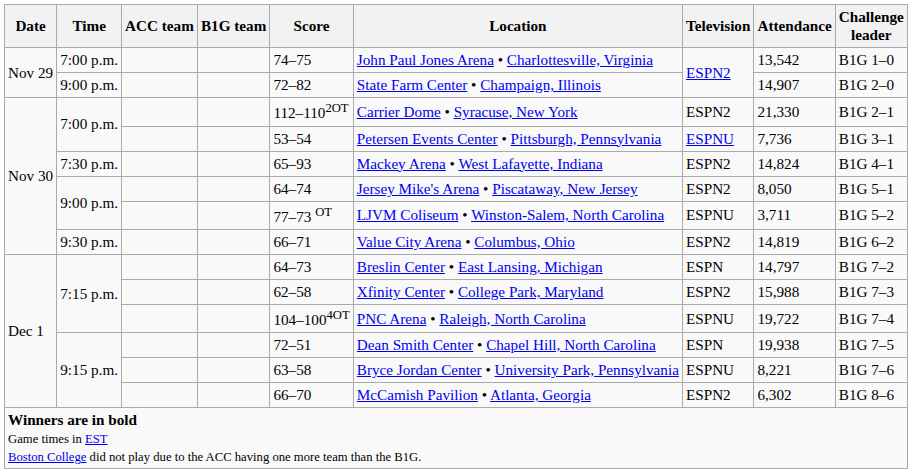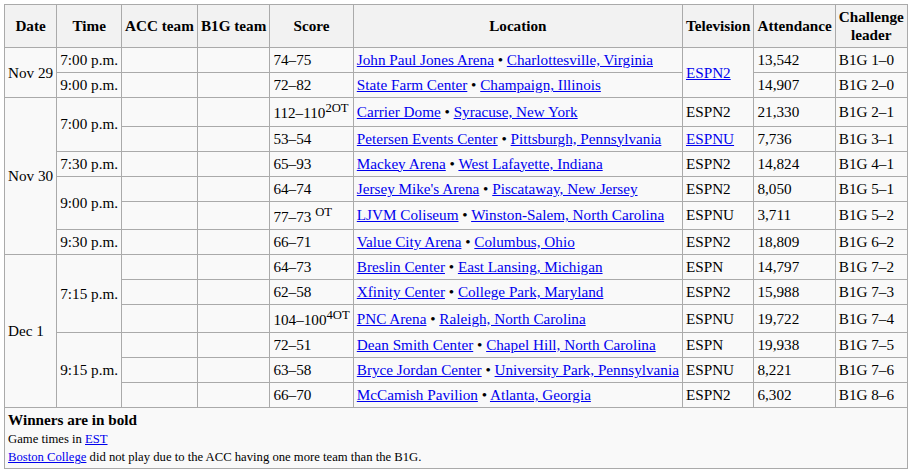(778, 241) 14,819 -> (778, 241) 18,809
